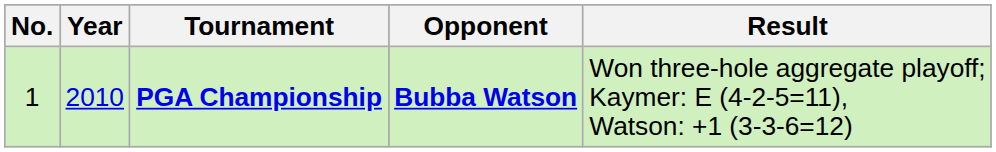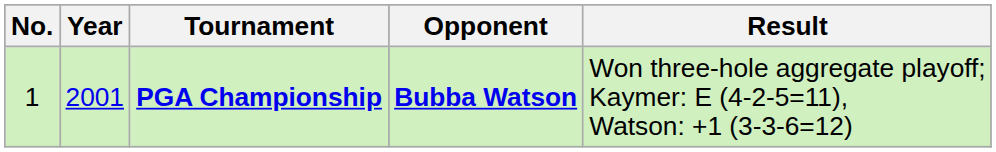(95, 97) 2010 -> (95, 97) 2001
